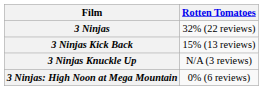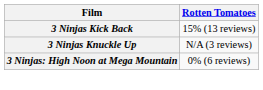- row: (92, 28)
